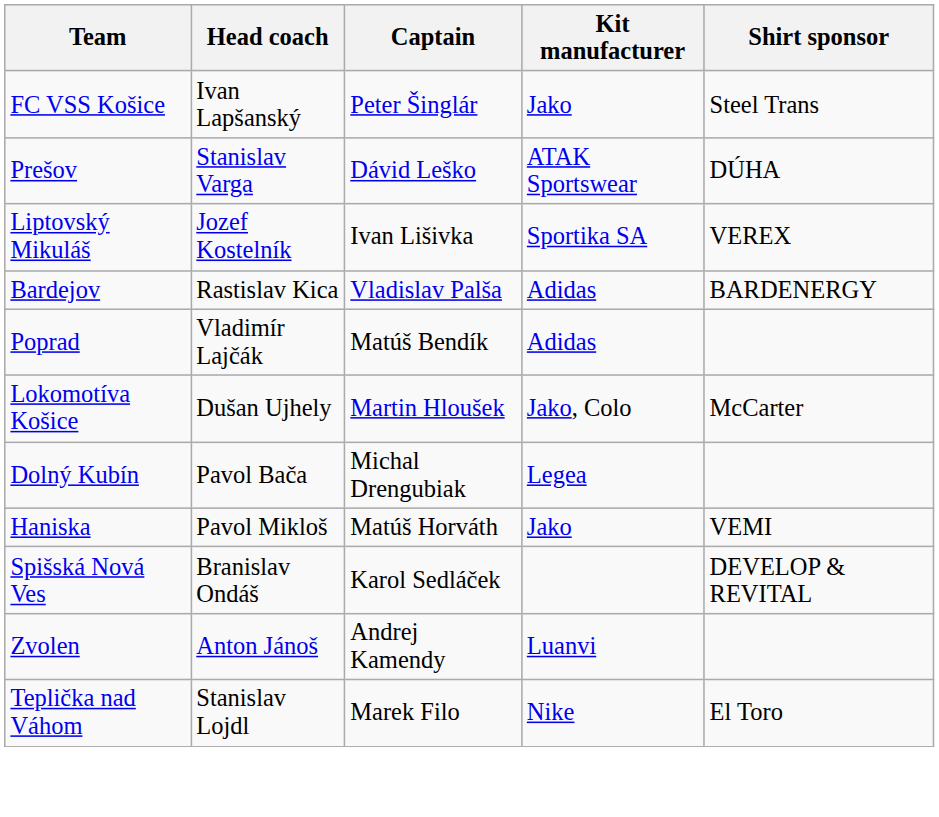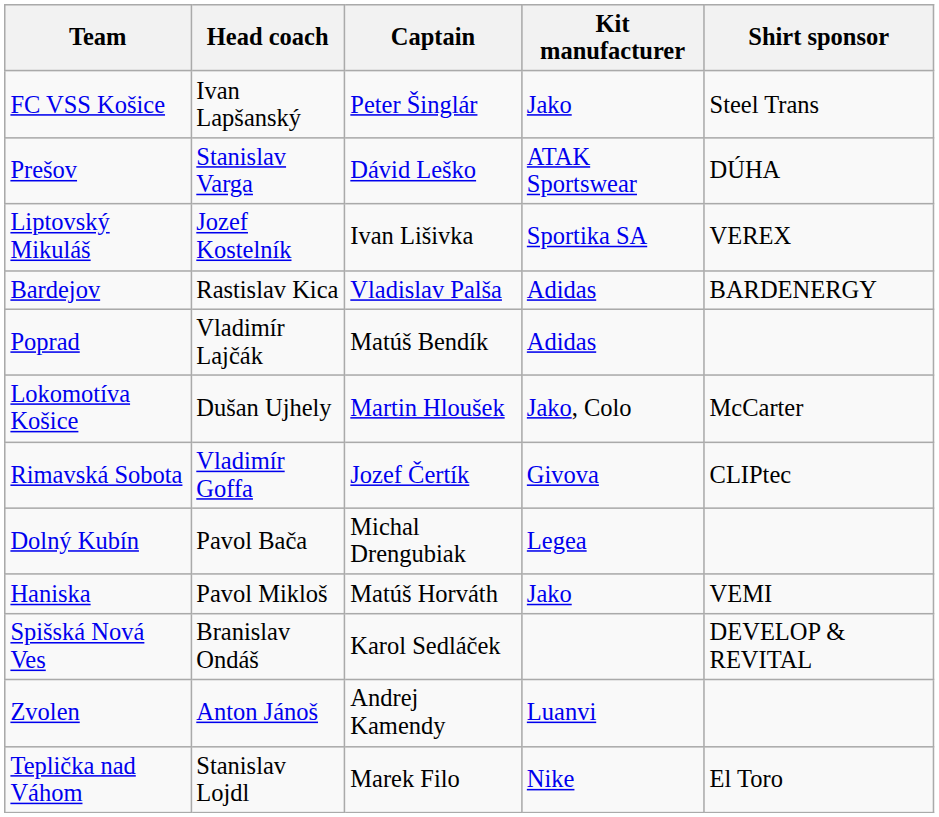+ row: (96, 474)
